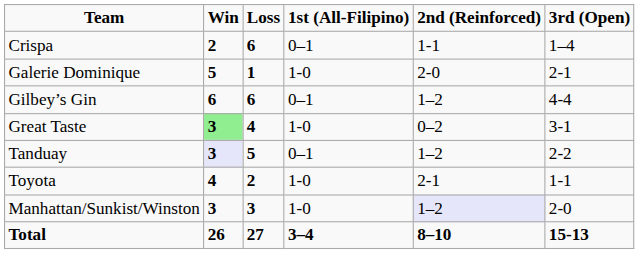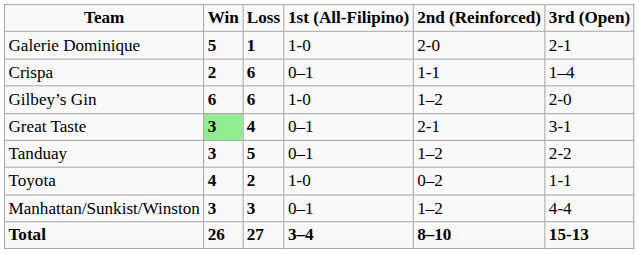rows swapped: (31, 45) <-> (74, 72)
(301, 99) 0–1 -> (299, 99) 1-0
(560, 99) 4-4 -> (560, 99) 2-0
(299, 126) 1-0 -> (301, 126) 0–1
(430, 126) 0–2 -> (429, 126) 2-1
(212, 153) lavender background -> (212, 153) no background
(429, 180) 2-1 -> (430, 180) 0–2
(299, 208) 1-0 -> (301, 208) 0–1
(430, 208) lavender background -> (430, 208) no background
(560, 208) 2-0 -> (560, 208) 4-4
